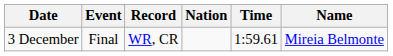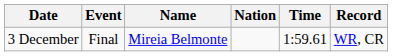columns swapped: (334, 16) <-> (153, 16)
